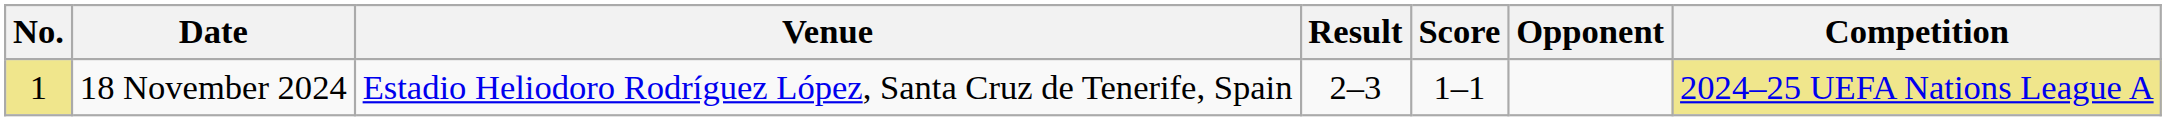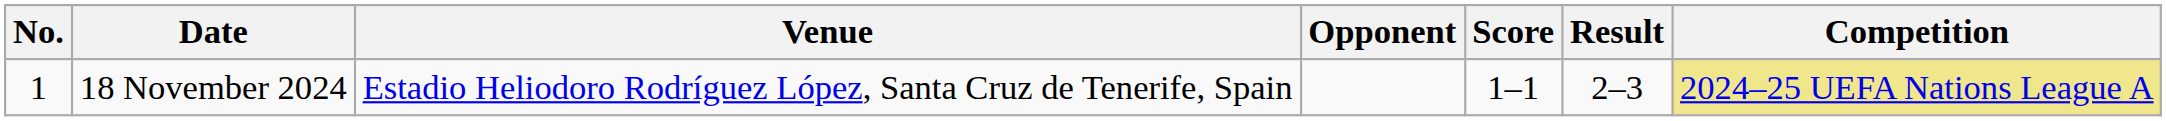columns swapped: (1590, 31) <-> (1355, 31)
(38, 86) khaki background -> (38, 86) no background
